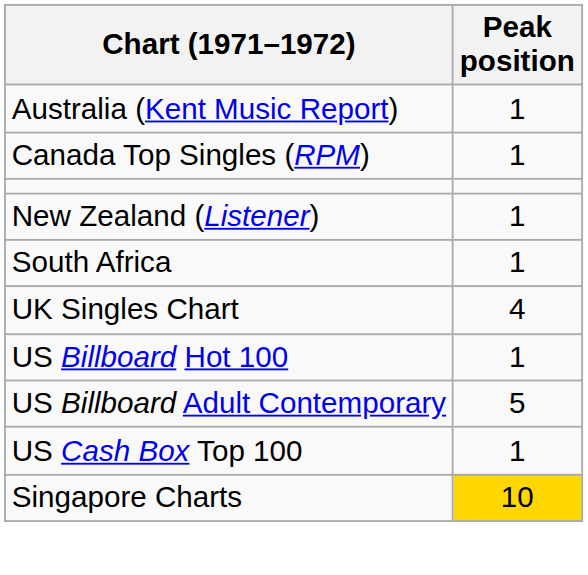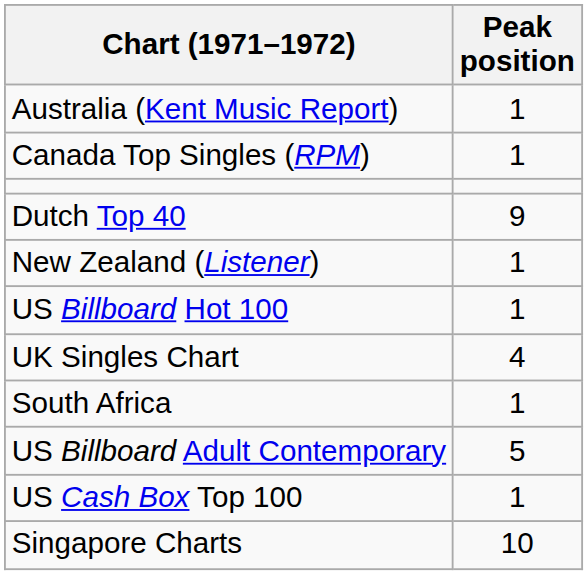+ row: (99, 215)
rows swapped: (92, 262) <-> (150, 356)
(517, 497) gold background -> (517, 544) no background
